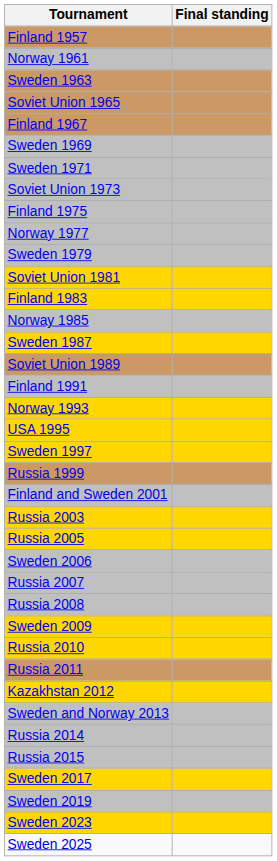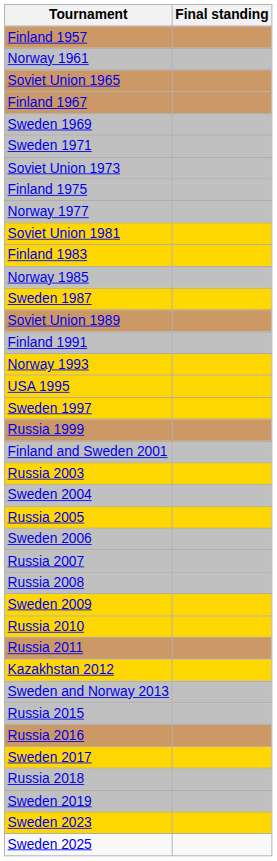- row: (50, 80)
- row: (50, 255)
+ row: (50, 495)
- row: (46, 735)
+ row: (46, 735)
+ row: (46, 779)
